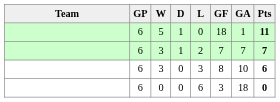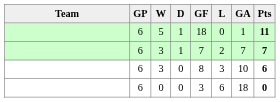columns swapped: (201, 13) <-> (221, 13)
